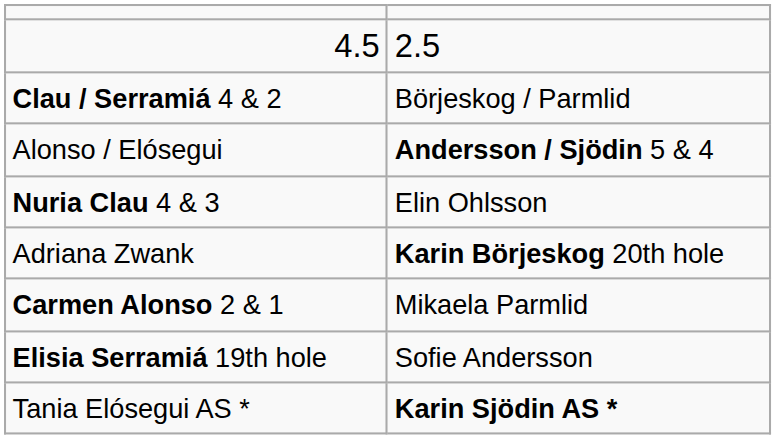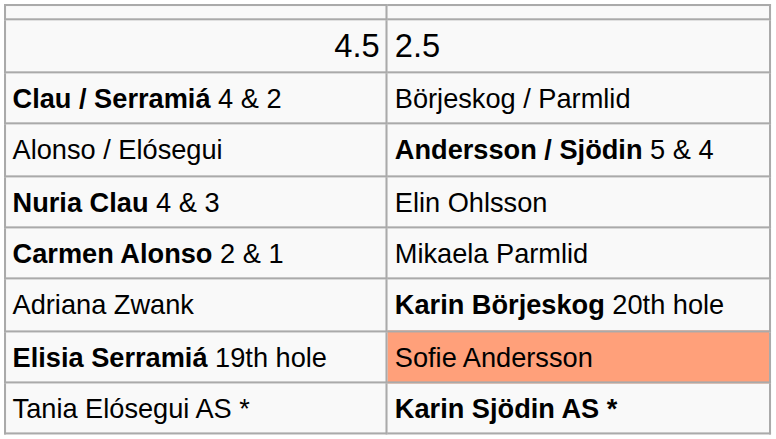rows swapped: (103, 254) <-> (148, 306)
(494, 358) no background -> (494, 358) lightsalmon background
